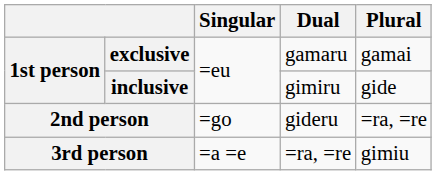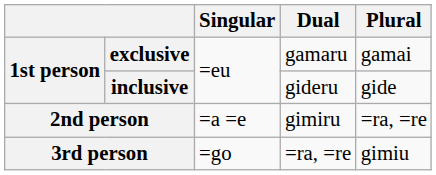(313, 86) gimiru -> (312, 86) gideru
(215, 119) =go -> (223, 119) =a =e
(312, 119) gideru -> (313, 119) gimiru
(223, 152) =a =e -> (215, 152) =go
